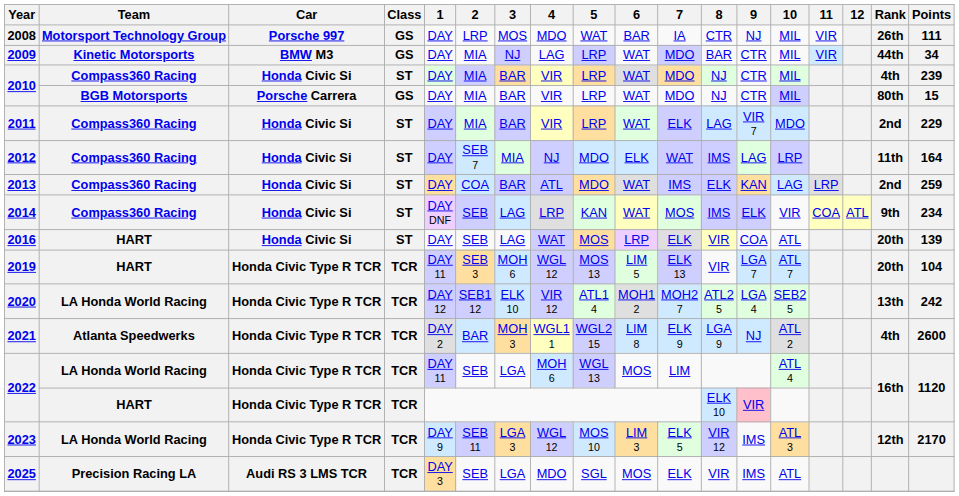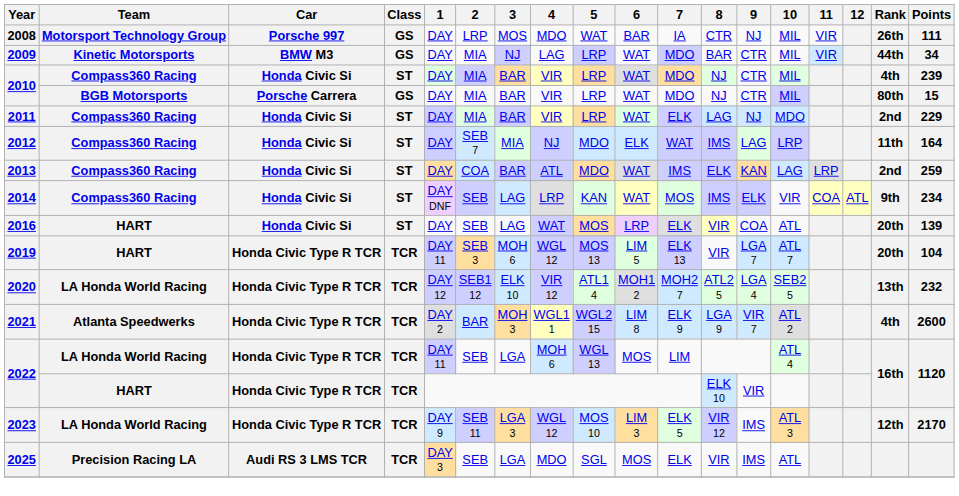(754, 123) VIR 7 -> (754, 116) NJ
(932, 302) 242 -> (932, 288) 232
(754, 336) NJ -> (754, 322) VIR 7
(754, 405) pink background -> (754, 391) no background
